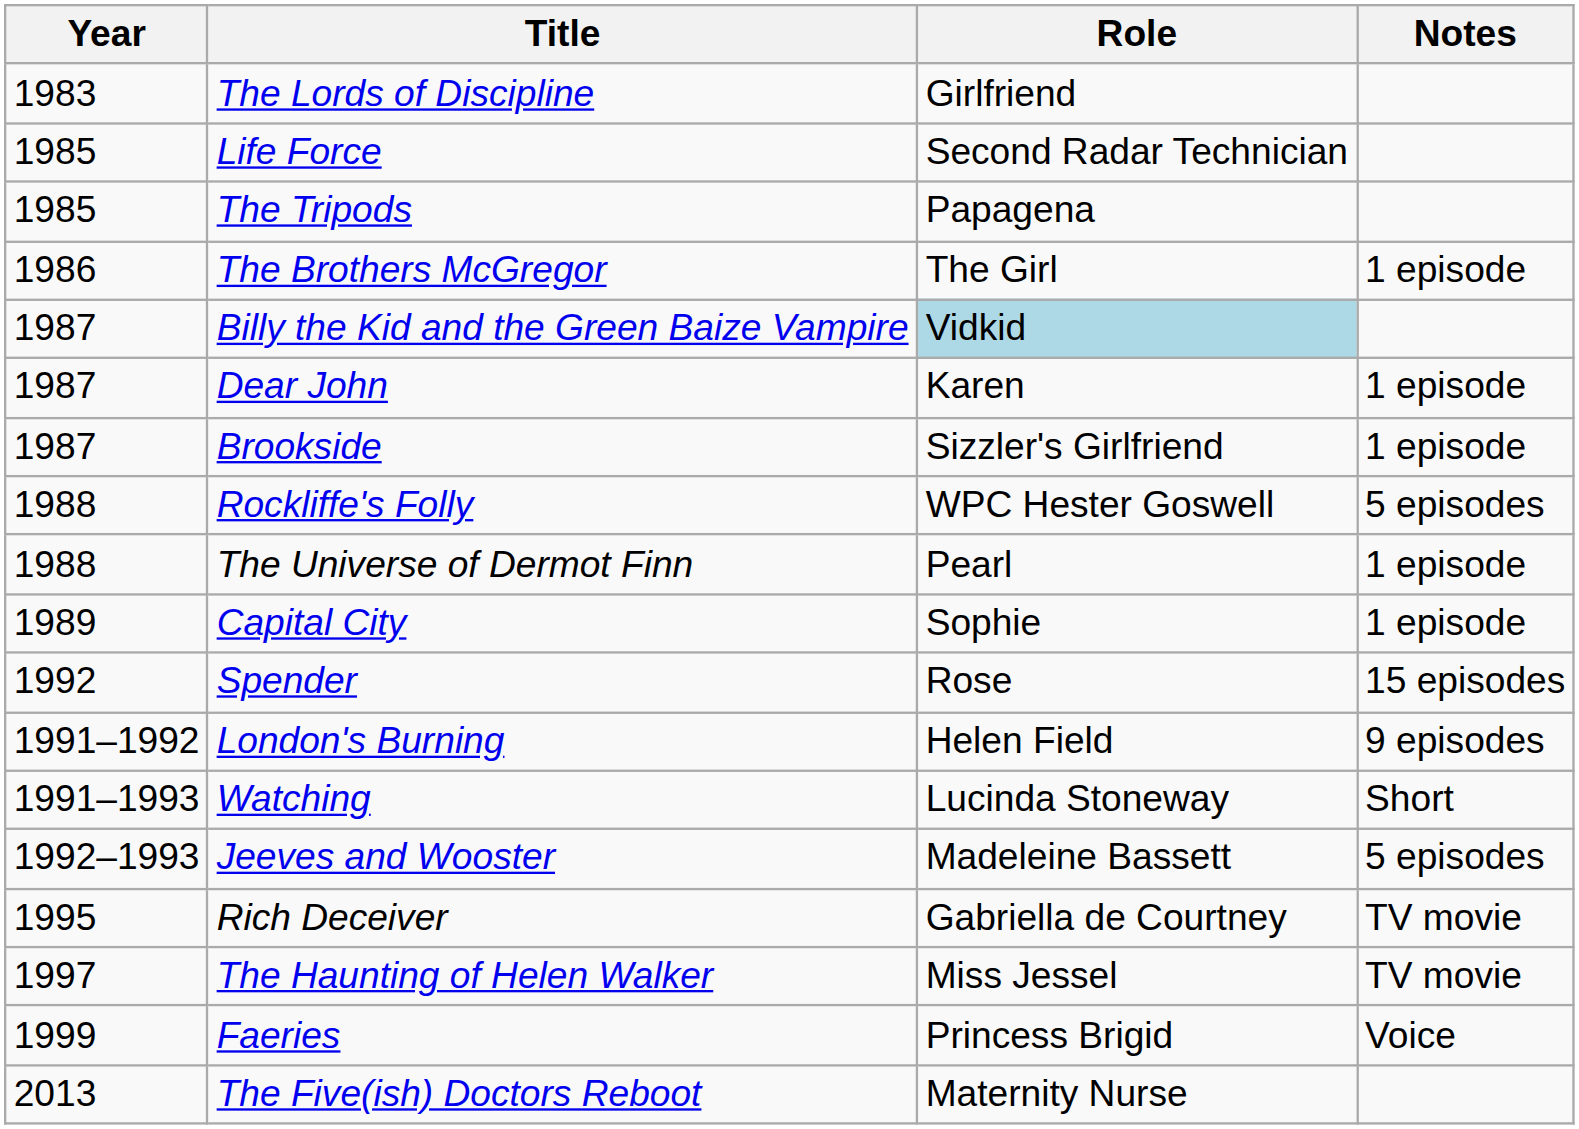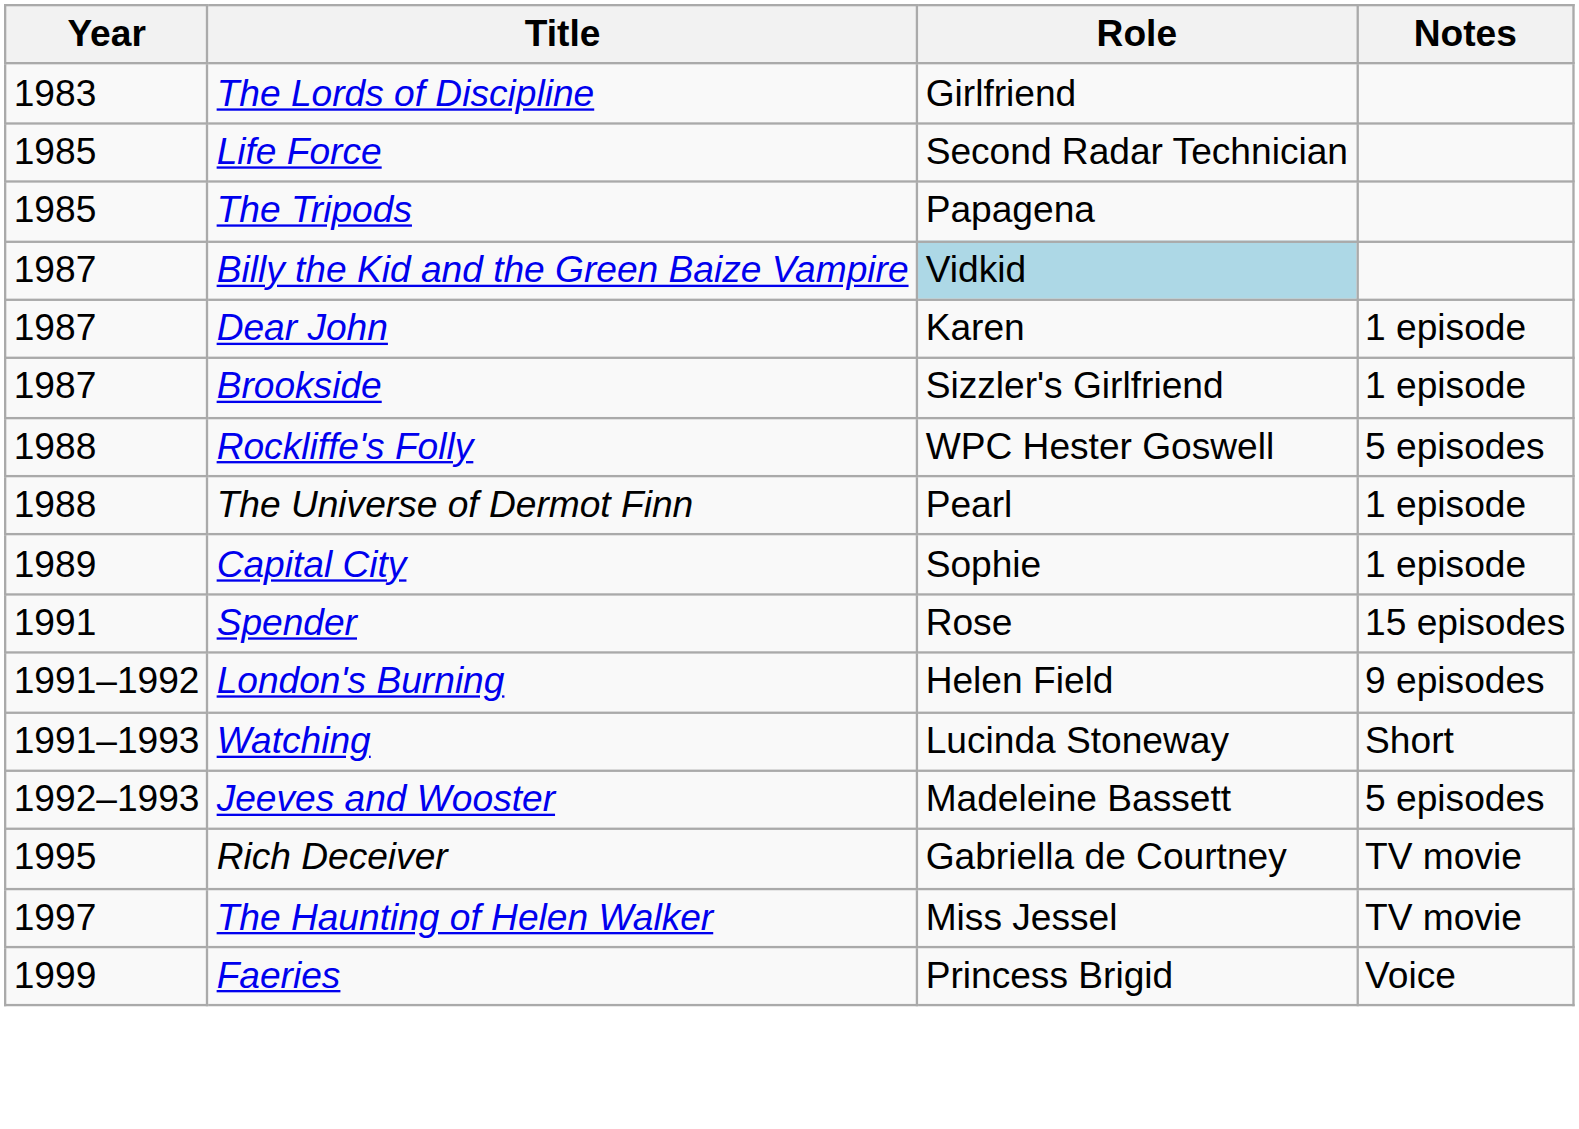- row: (412, 269)
(55, 681) 1992 -> (55, 622) 1991
- row: (459, 1093)
